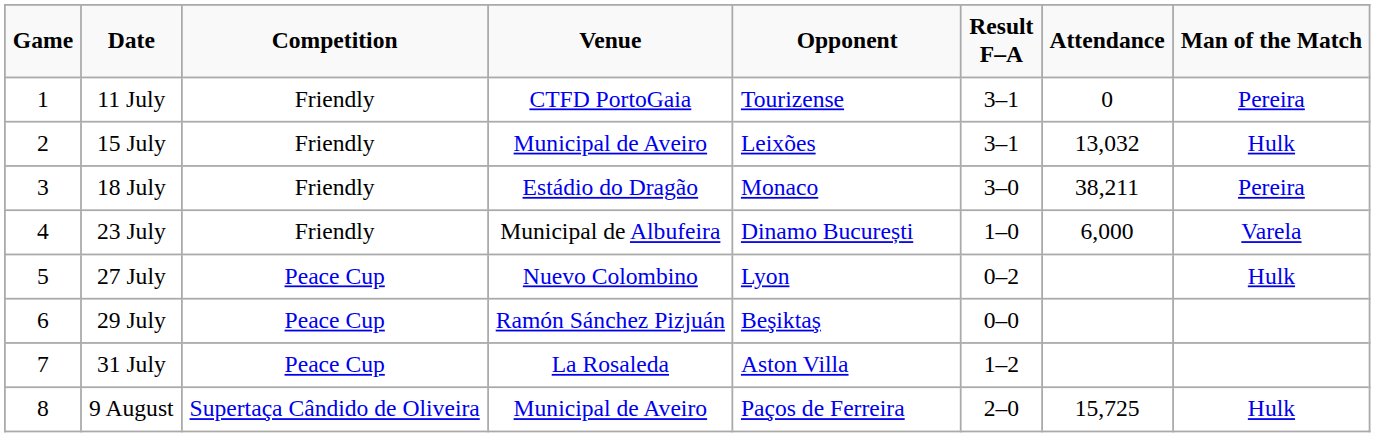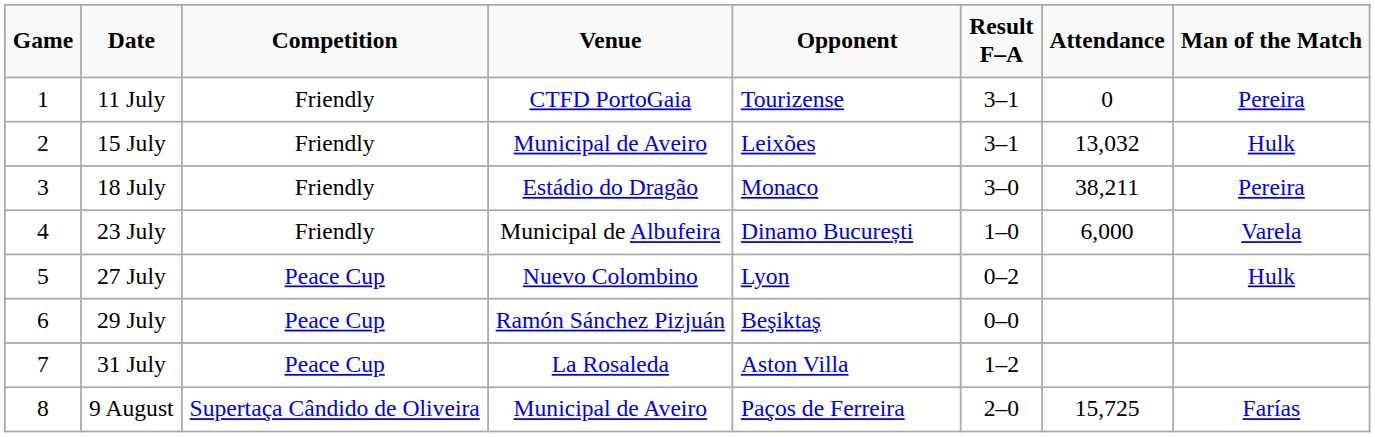(1271, 408) Hulk -> (1271, 408) Farías
